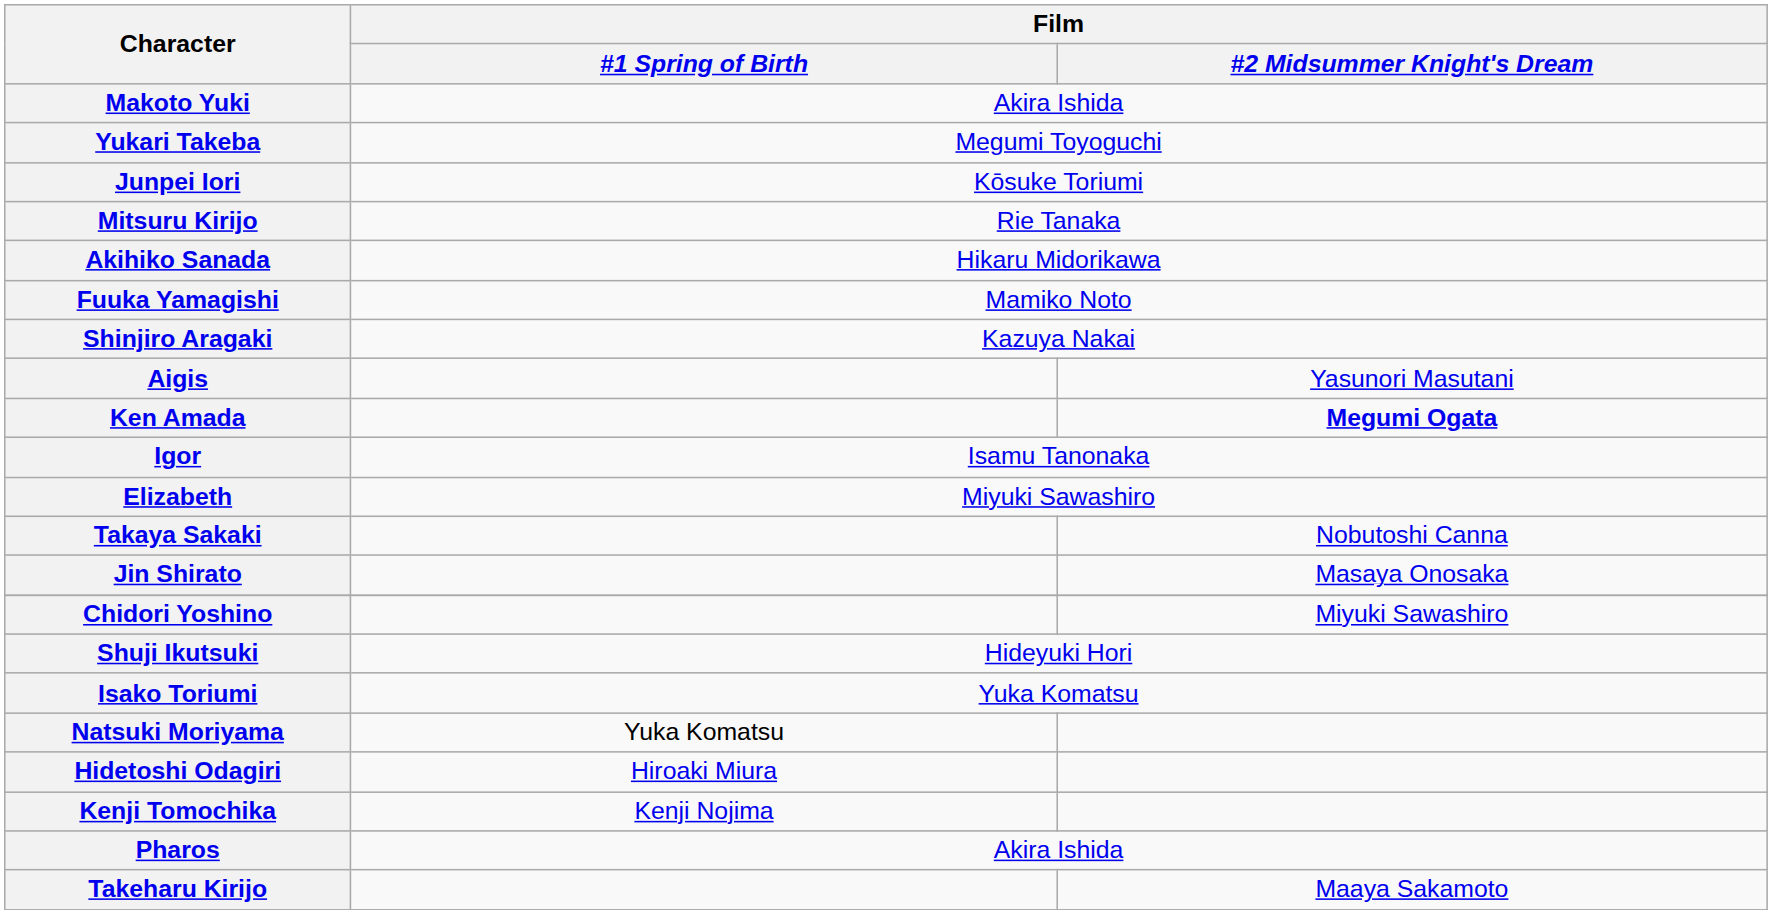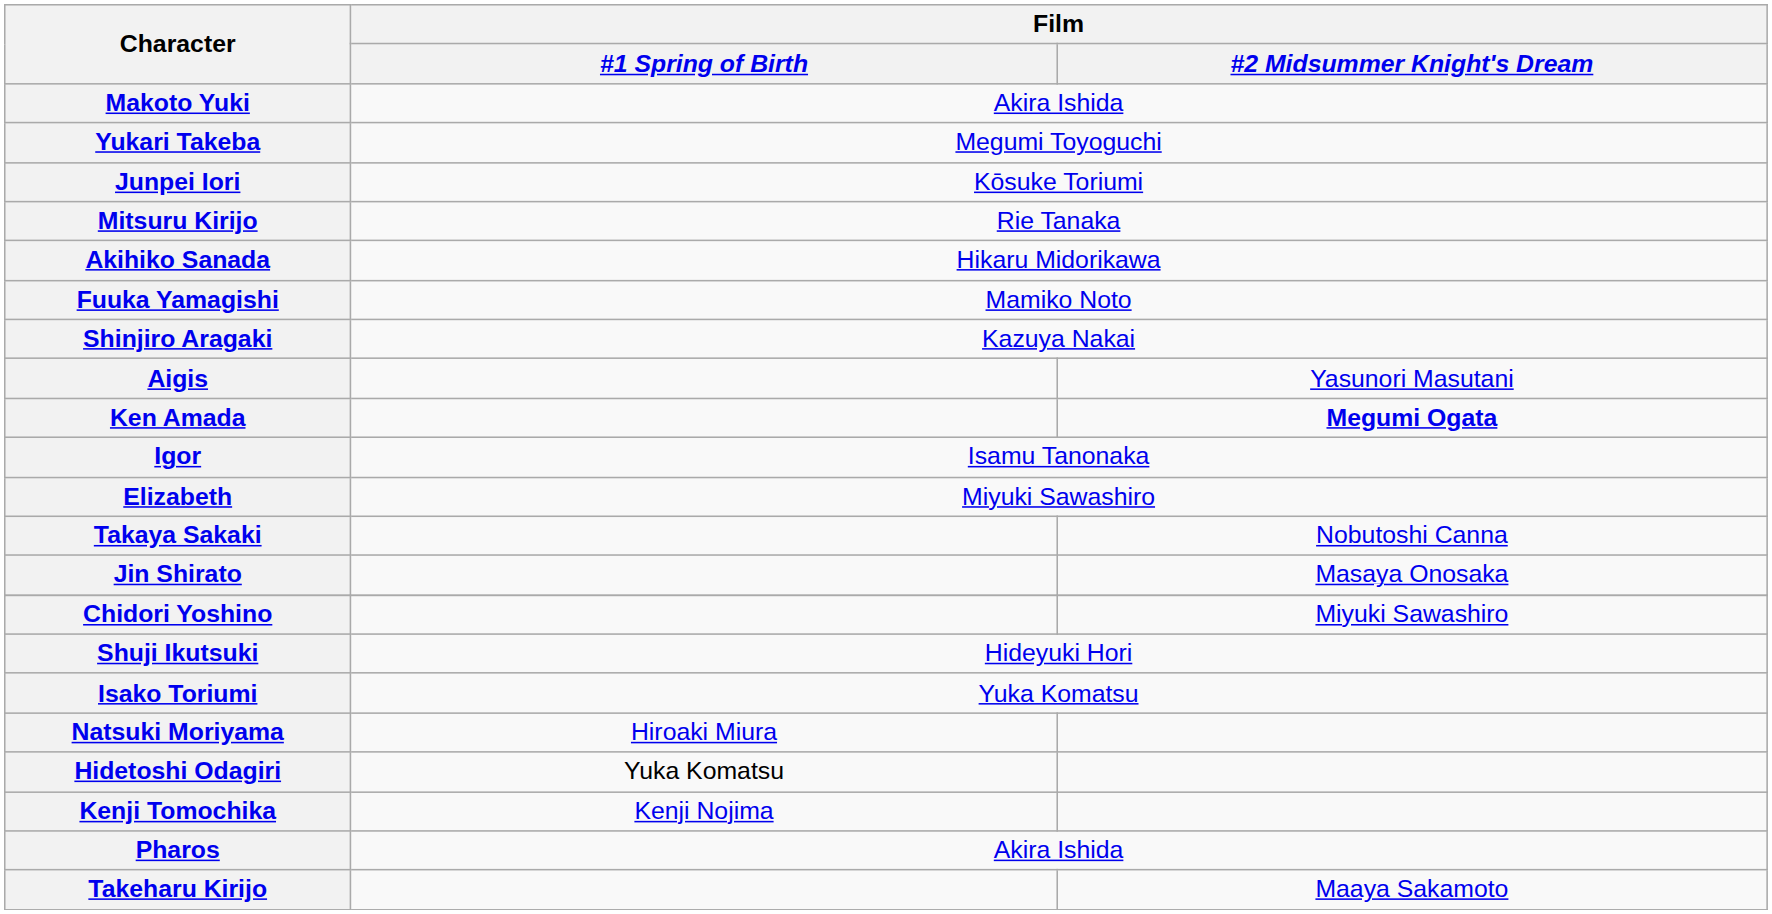(704, 732) Yuka Komatsu -> (704, 732) Hiroaki Miura
(704, 771) Hiroaki Miura -> (704, 771) Yuka Komatsu
